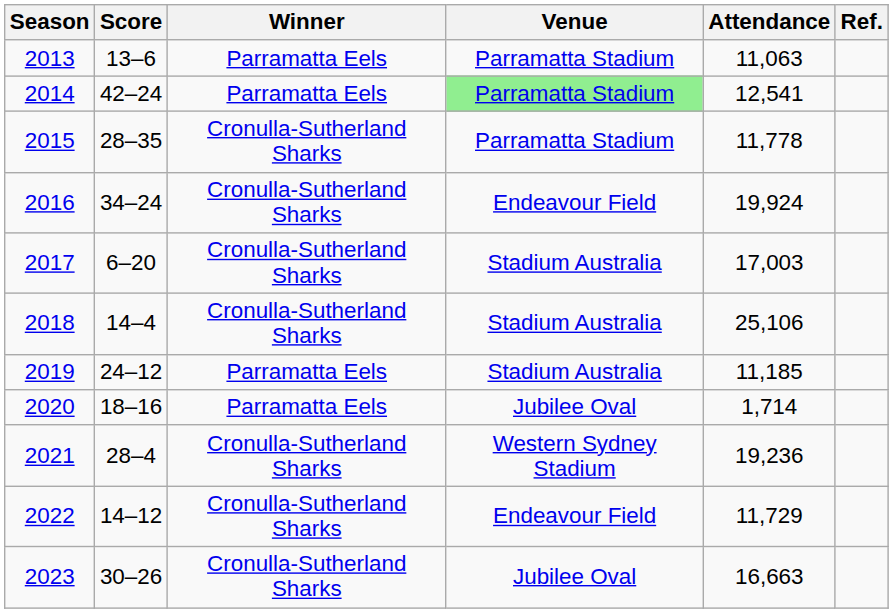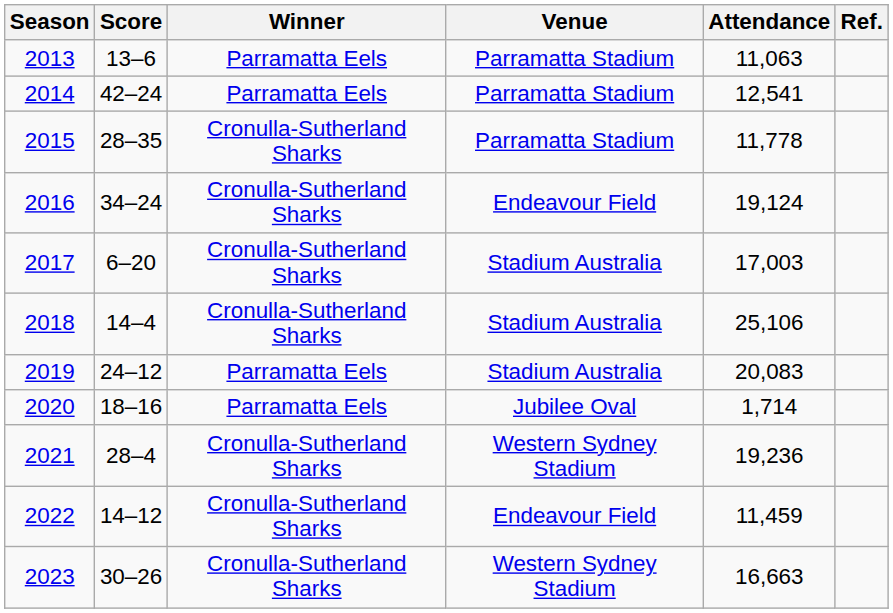(575, 93) lightgreen background -> (575, 93) no background
(769, 202) 19,924 -> (769, 202) 19,124
(769, 371) 11,185 -> (769, 371) 20,083
(769, 516) 11,729 -> (769, 516) 11,459
(575, 576) Jubilee Oval -> (575, 576) Western Sydney Stadium
